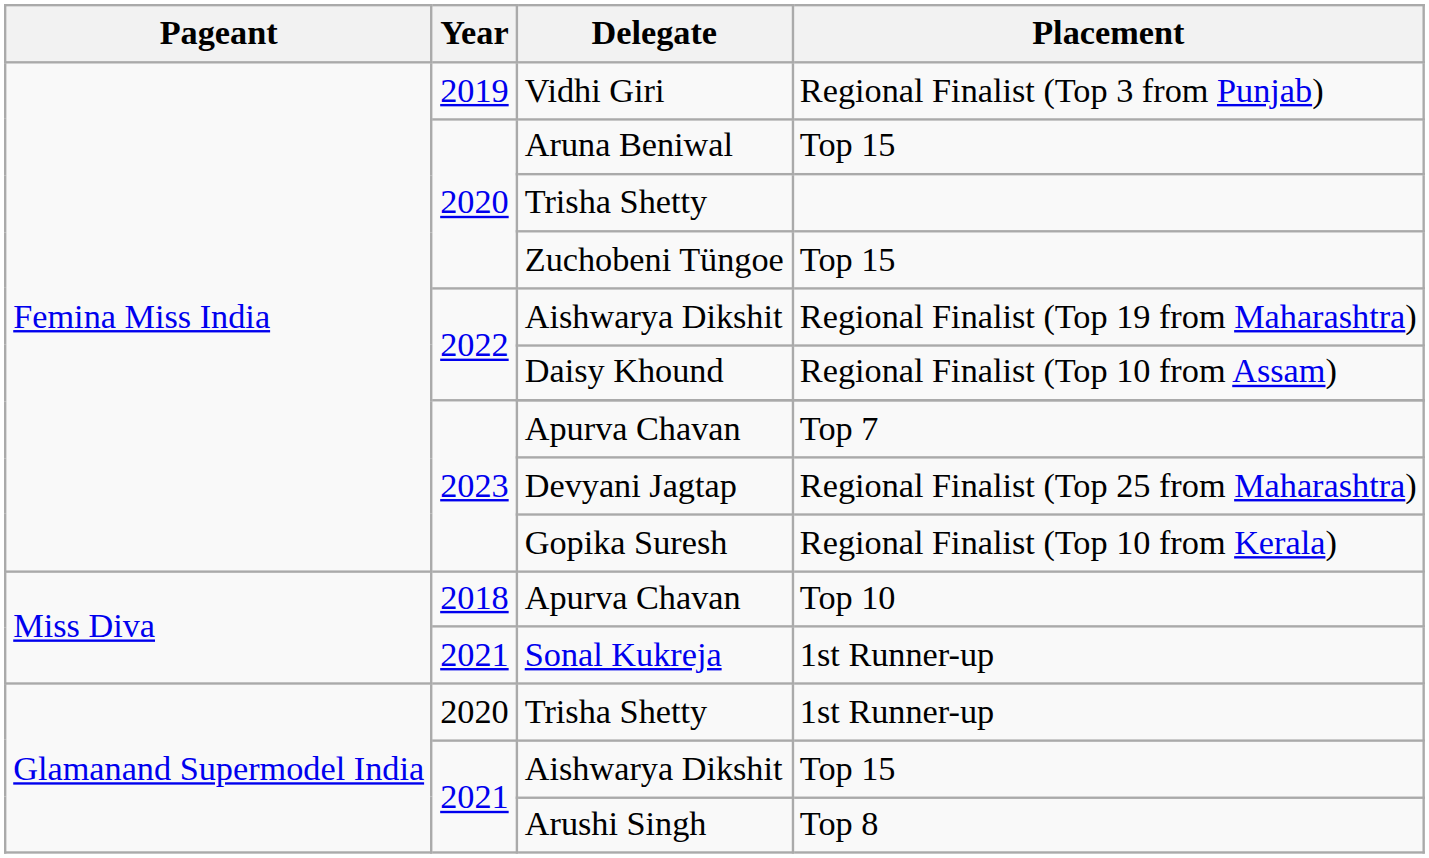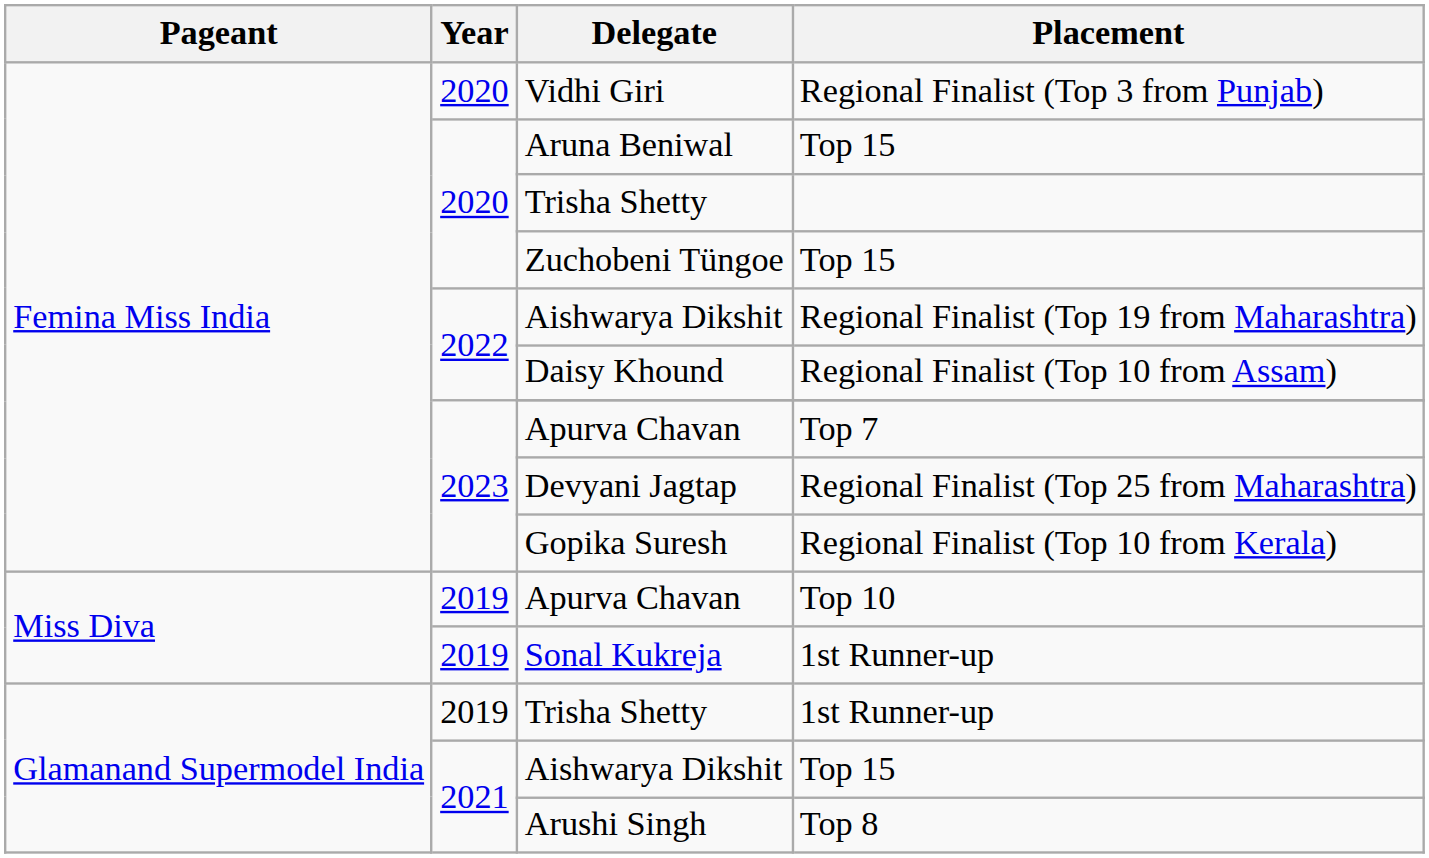(474, 89) 2019 -> (474, 89) 2020
(474, 598) 2018 -> (474, 598) 2019
(474, 654) 2021 -> (474, 654) 2019
(474, 711) 2020 -> (474, 711) 2019
